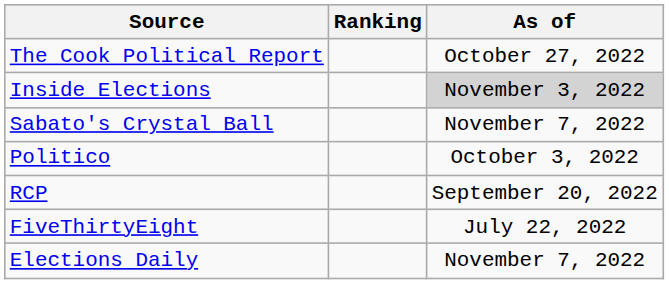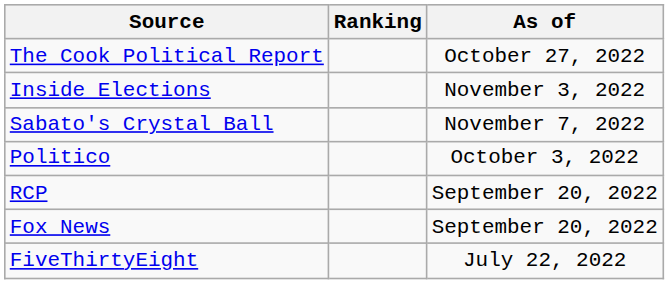(545, 90) lightgrey background -> (545, 90) no background
+ row: (60, 227)
- row: (104, 261)
